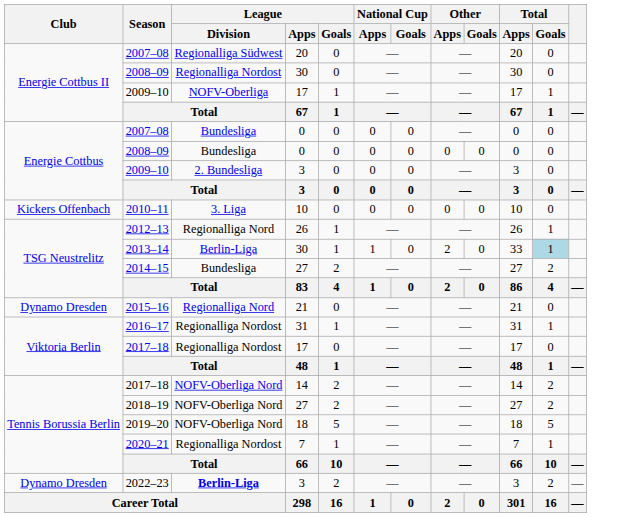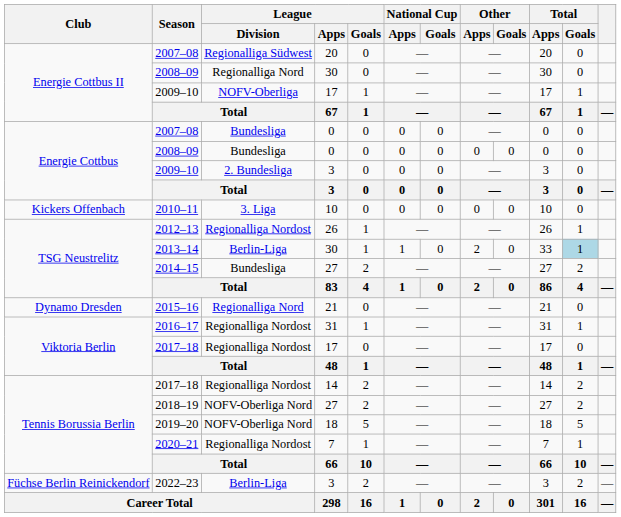(228, 72) Regionalliga Nordost -> (258, 72) Regionalliga Nord
(228, 229) Regionalliga Nord -> (258, 229) Regionalliga Nordost
(228, 385) NOFV-Oberliga Nord -> (258, 385) Regionalliga Nordost
(64, 483) Dynamo Dresden -> (78, 483) Füchse Berlin Reinickendorf
(228, 483) bold -> (258, 483) normal
